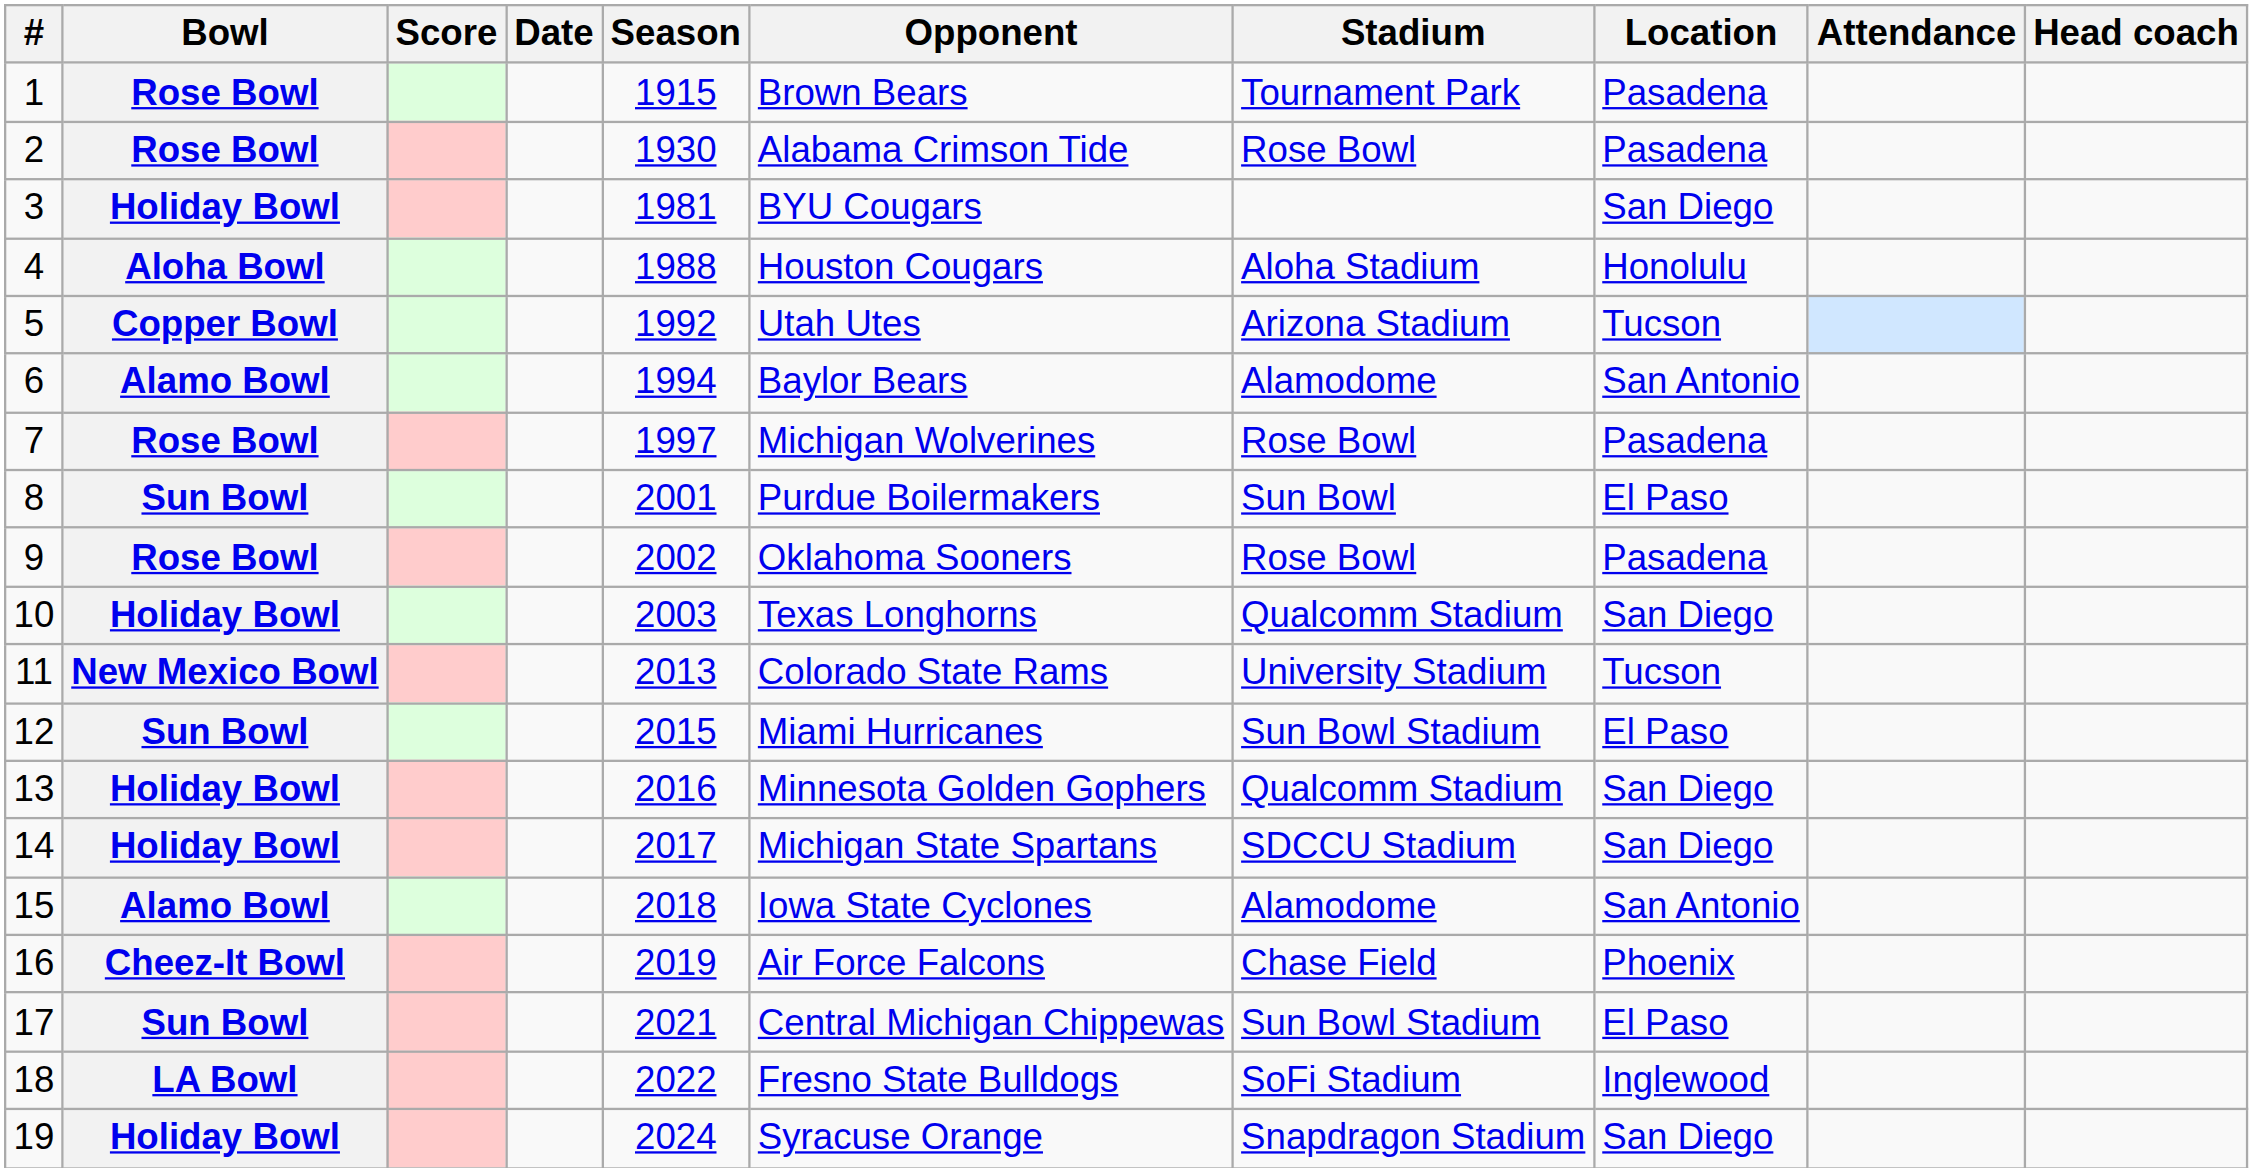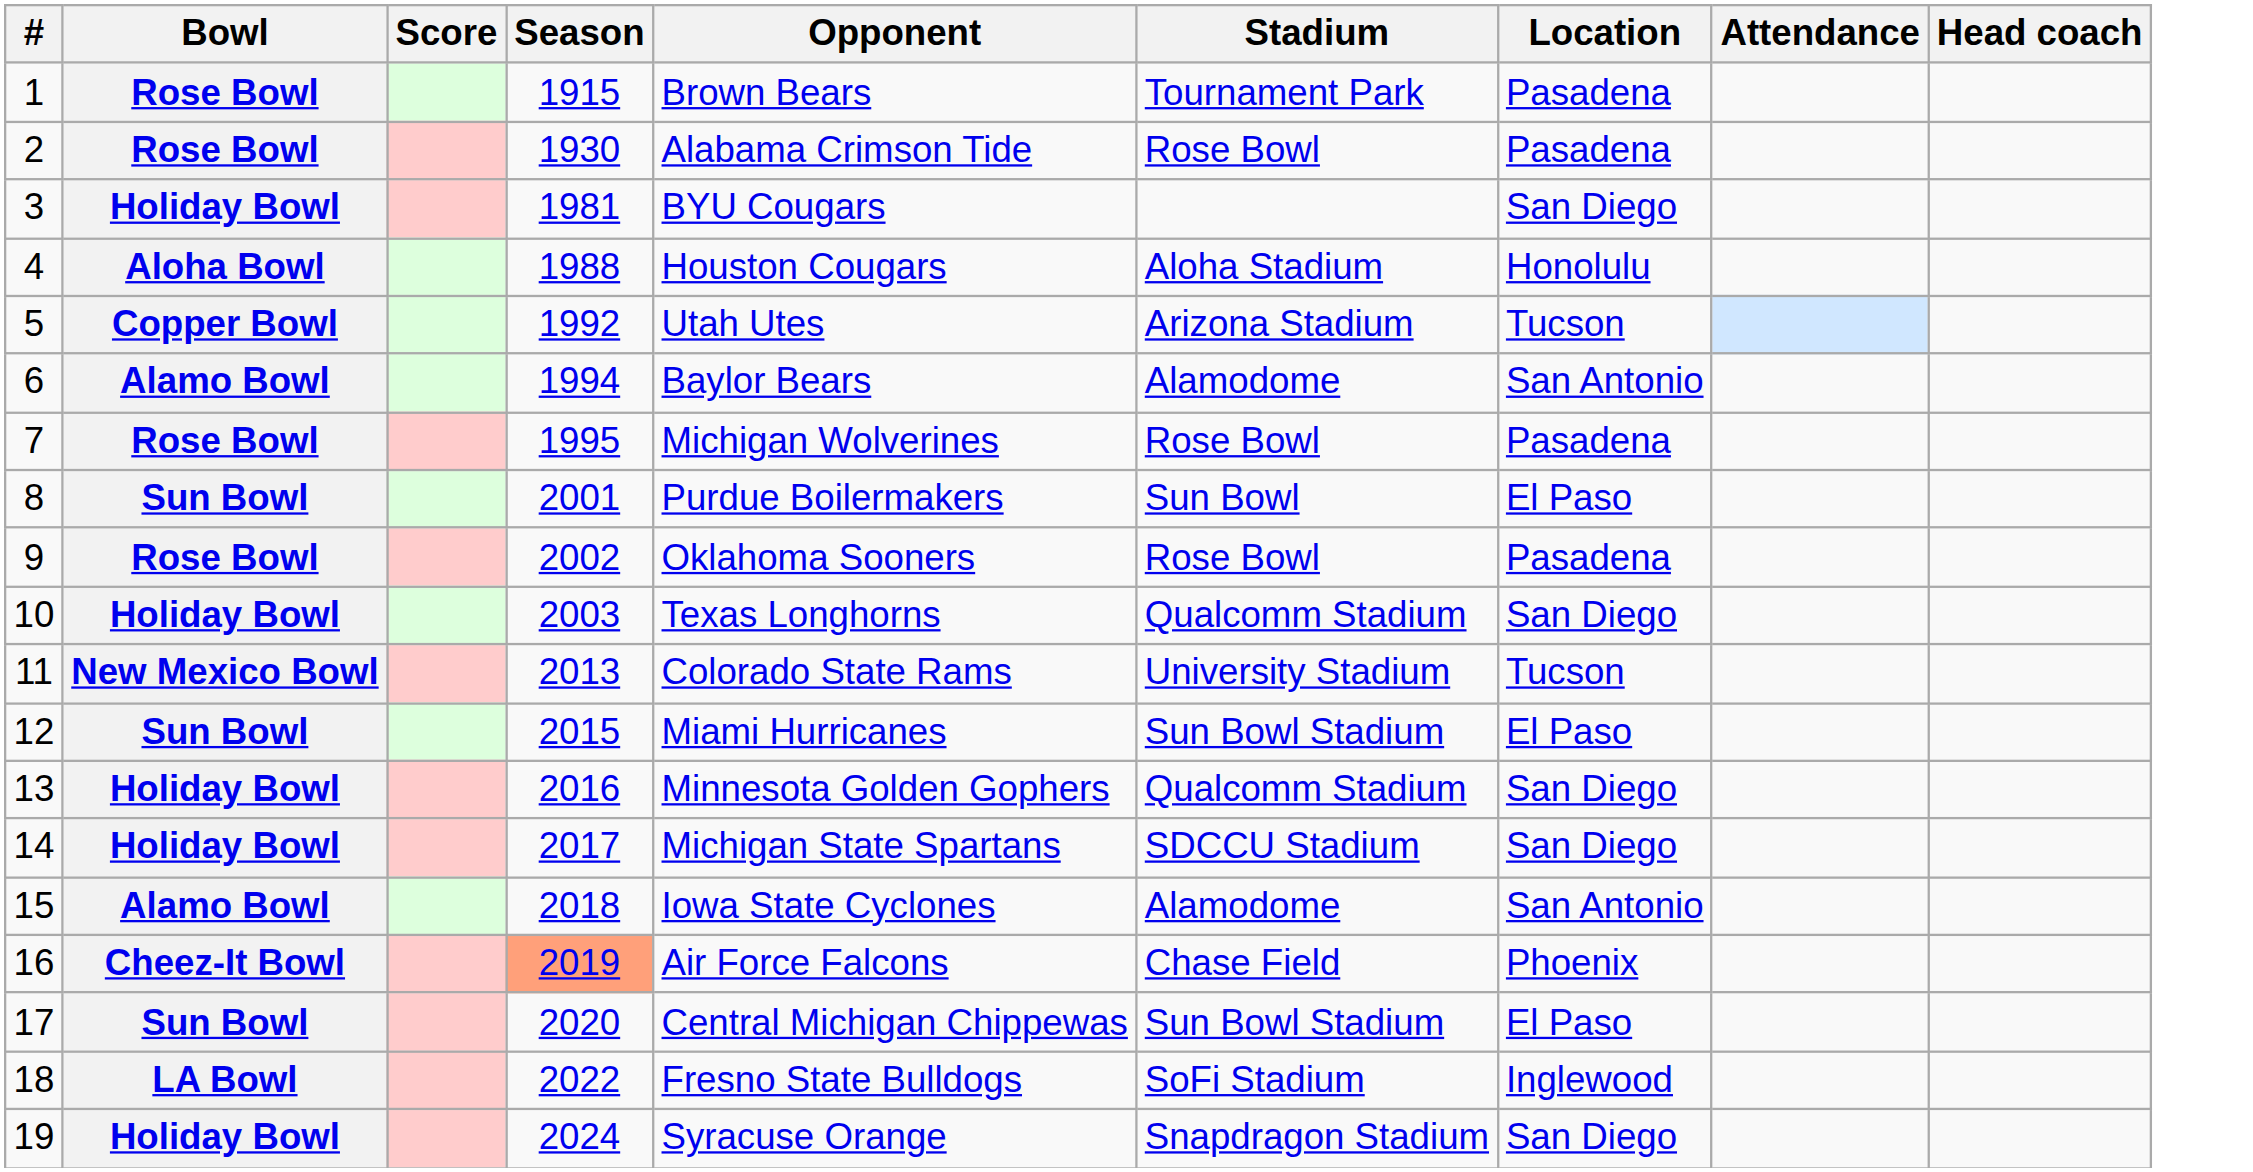- column: (554, 33)
(676, 440) 1997 -> (579, 440) 1995
(676, 963) no background -> (579, 963) lightsalmon background
(676, 1021) 2021 -> (579, 1021) 2020
